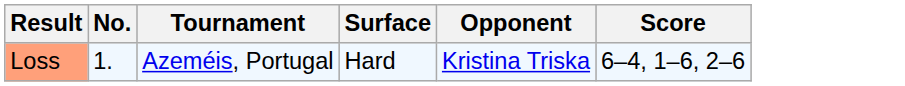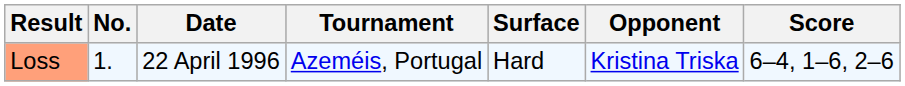+ column: (211, 23)
